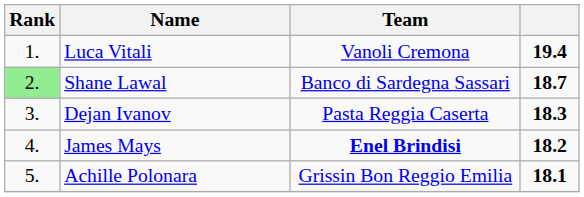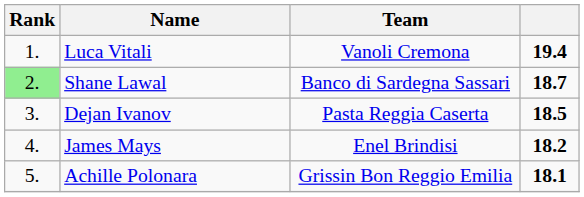(550, 113) 18.3 -> (550, 113) 18.5
(405, 144) bold -> (405, 144) normal
